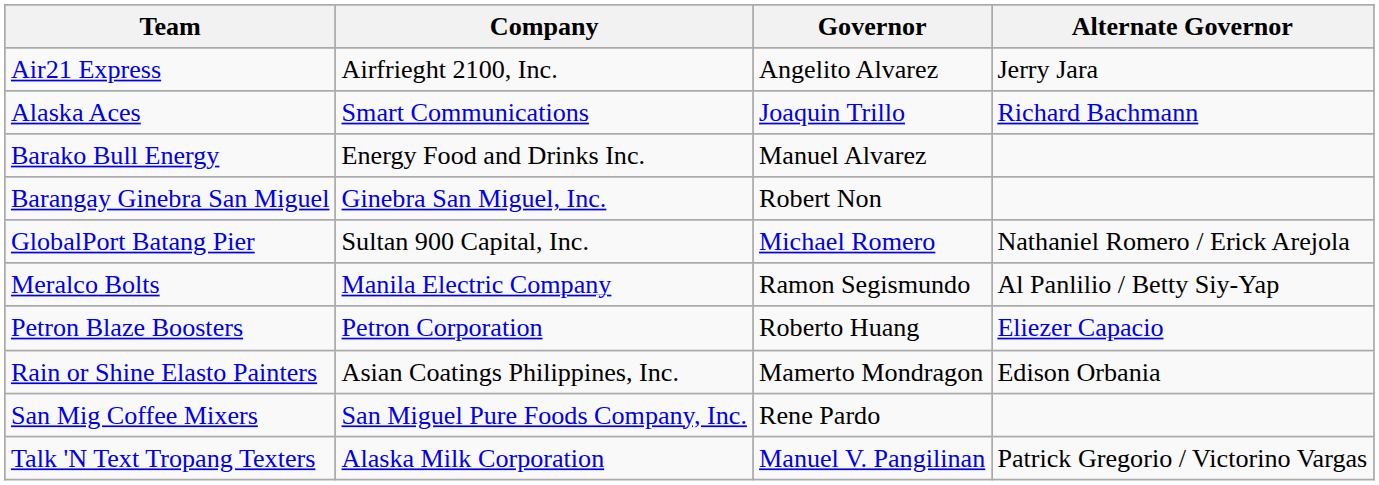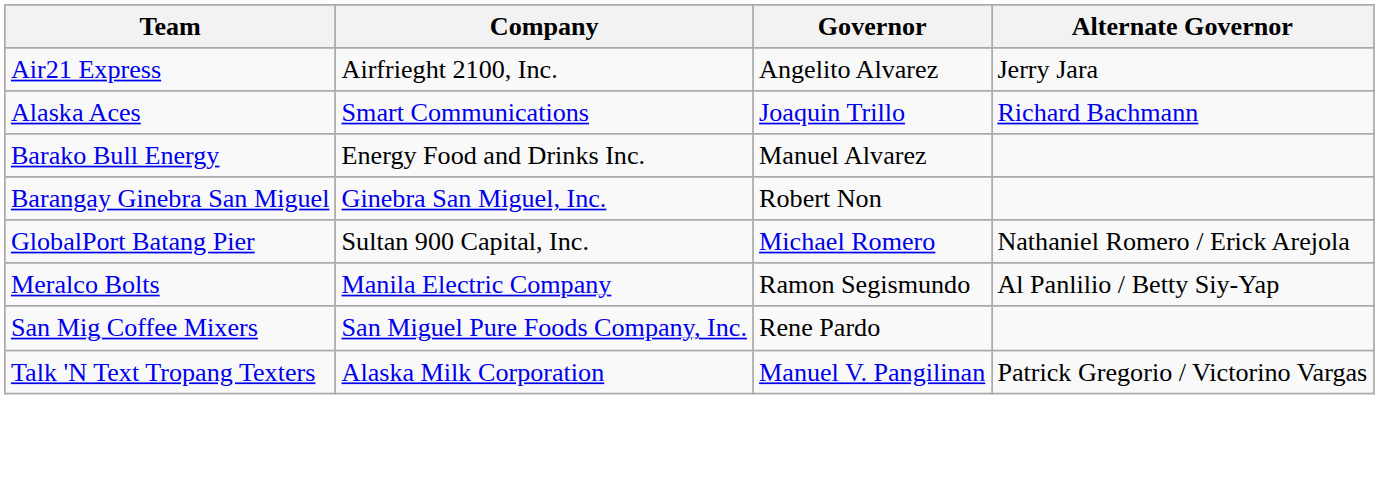- row: (127, 327)
- row: (164, 371)
